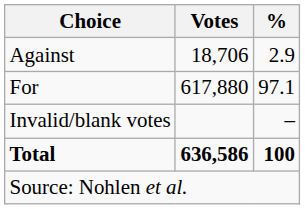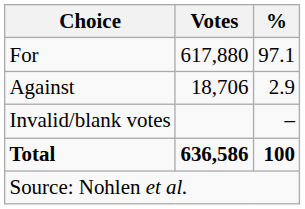rows swapped: (24, 87) <-> (42, 54)
